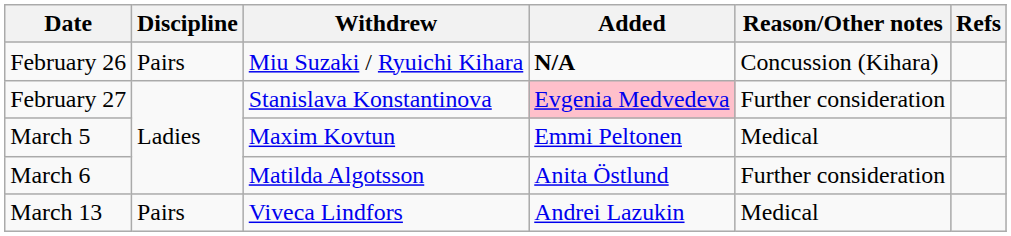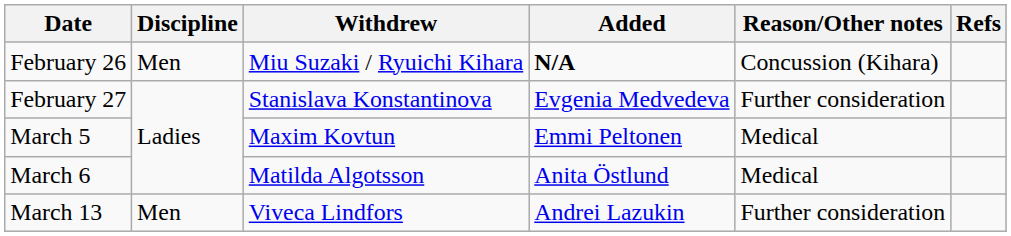(161, 61) Pairs -> (159, 61) Men
(632, 99) pink background -> (632, 99) no background
(843, 174) Further consideration -> (780, 174) Medical
(161, 212) Pairs -> (159, 212) Men
(780, 212) Medical -> (843, 212) Further consideration
